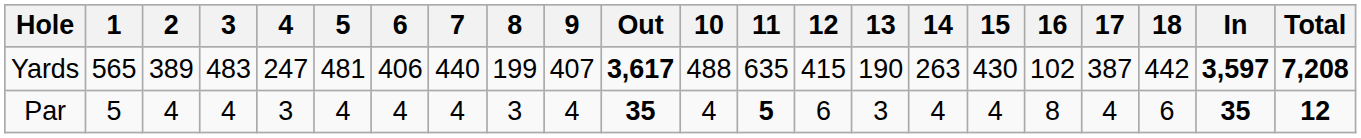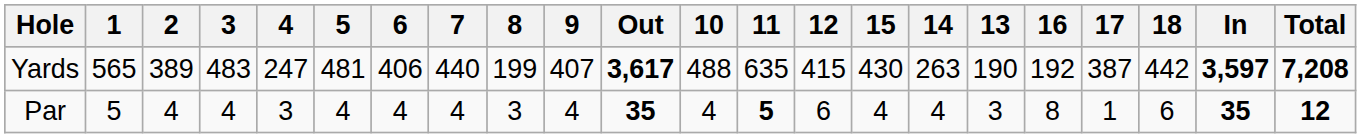columns swapped: (881, 25) <-> (995, 25)
(1053, 68) 102 -> (1053, 68) 192
(1110, 111) 4 -> (1110, 111) 1
